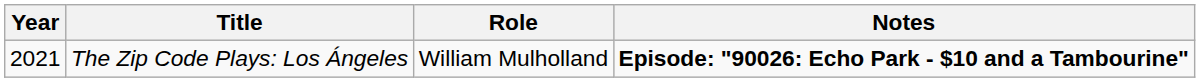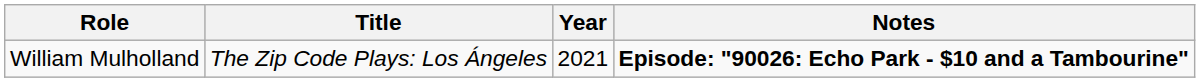columns swapped: (35, 22) <-> (513, 22)
